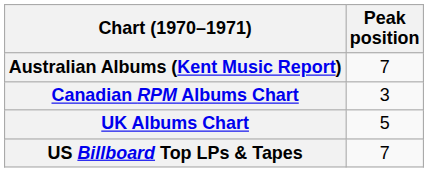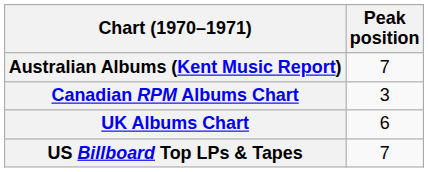(385, 124) 5 -> (385, 124) 6
